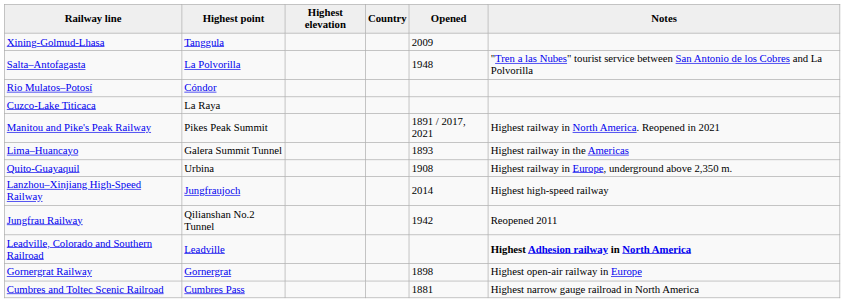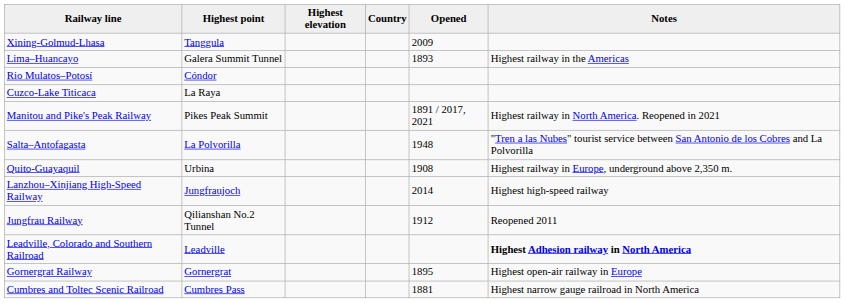rows swapped: (43, 151) <-> (46, 65)
(422, 220) 1942 -> (422, 220) 1912
(422, 272) 1898 -> (422, 272) 1895
